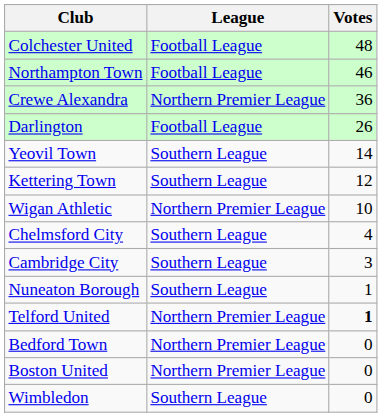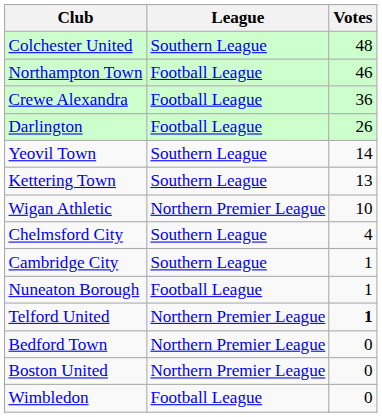(206, 45) Football League -> (209, 45) Southern League
(238, 99) Northern Premier League -> (206, 99) Football League
(364, 180) 12 -> (364, 180) 13
(368, 262) 3 -> (368, 262) 1
(209, 289) Southern League -> (206, 289) Football League
(209, 398) Southern League -> (206, 398) Football League
